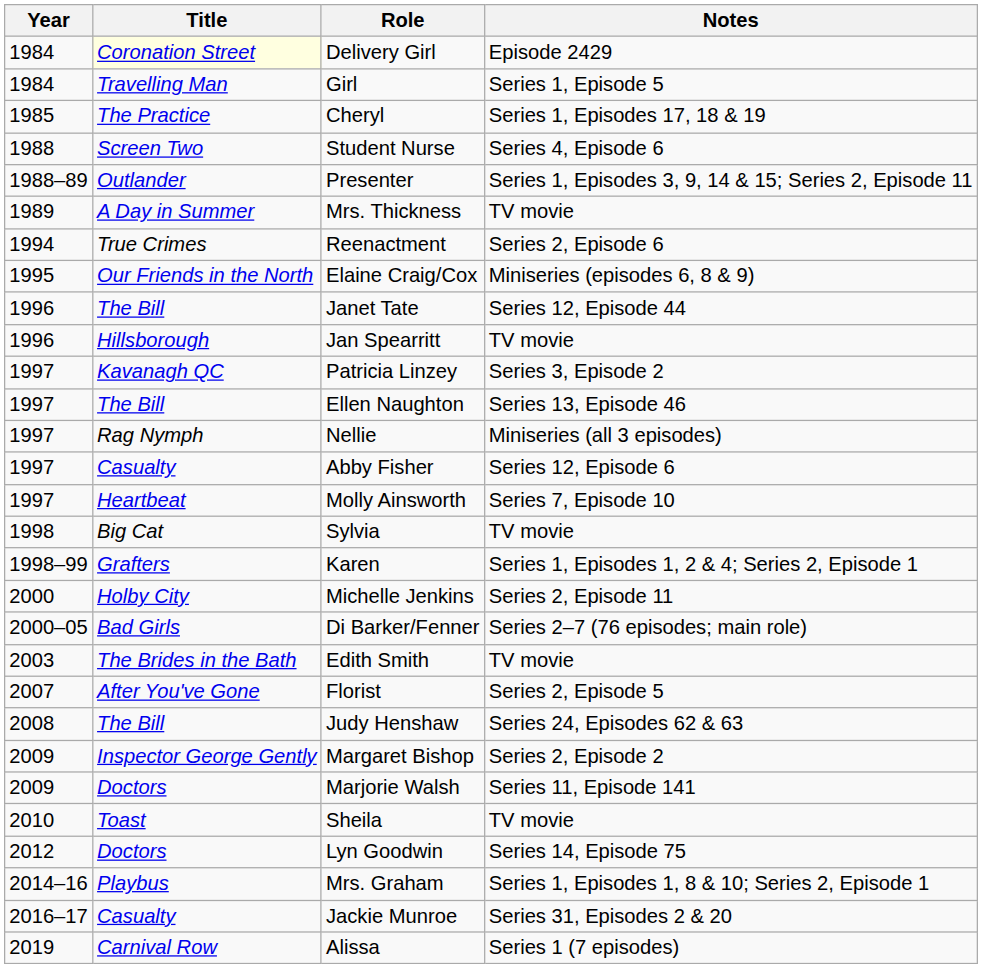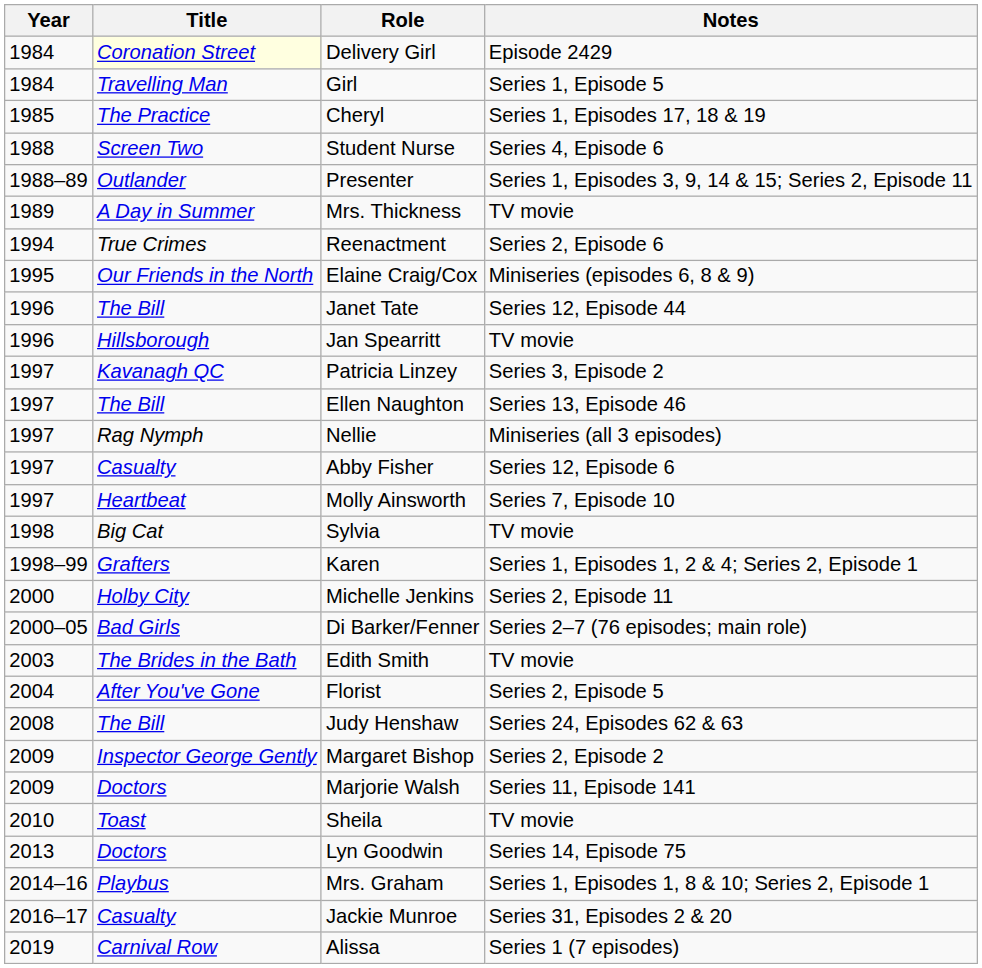(32, 691) 2007 -> (32, 691) 2004
(32, 851) 2012 -> (32, 851) 2013
